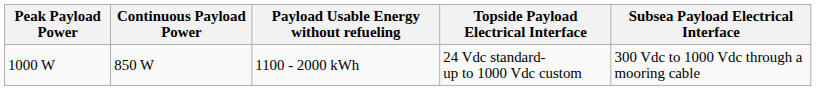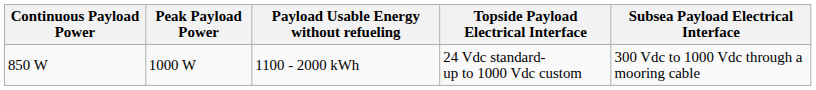columns swapped: (181, 24) <-> (58, 24)
